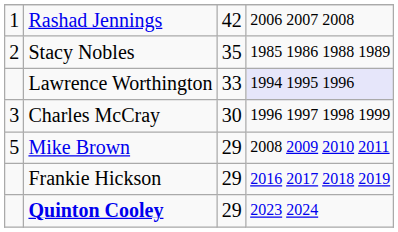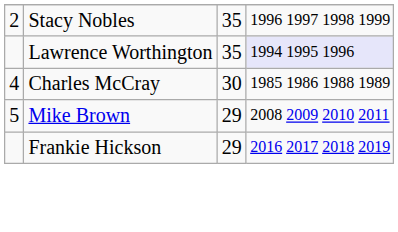- row: (95, 20)
(320, 52) 1985 1986 1988 1989 -> (320, 20) 1996 1997 1998 1999
(232, 83) 33 -> (232, 52) 35
(14, 115) 3 -> (14, 83) 4
(320, 115) 1996 1997 1998 1999 -> (320, 83) 1985 1986 1988 1989
- row: (96, 210)
